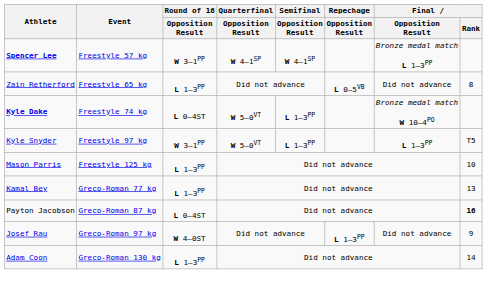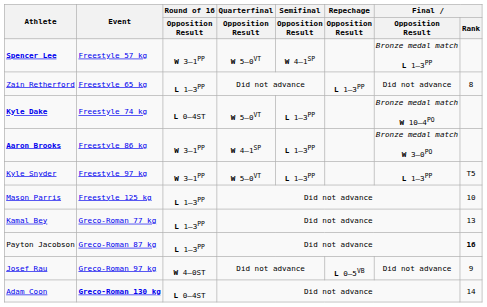(246, 60) W 4–1SP -> (246, 60) W 5–0VT
(349, 88) L 0–5VB -> (349, 88) L 1–3PP
+ row: (34, 145)
(190, 215) L 0–4ST -> (190, 249) L 1–3PP
(349, 238) L 1–3PP -> (349, 272) L 0–5VB
(120, 257) normal -> (120, 291) bold
(190, 261) L 1–3PP -> (190, 295) L 0–4ST
